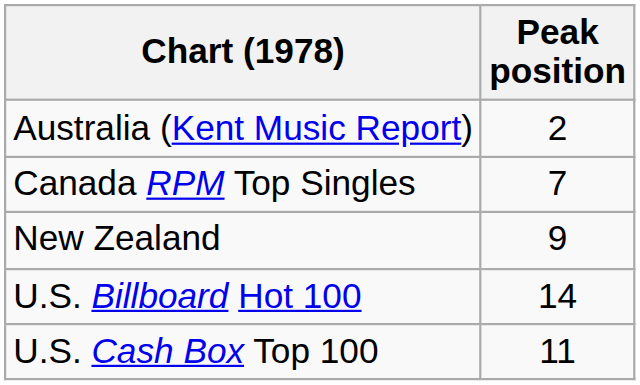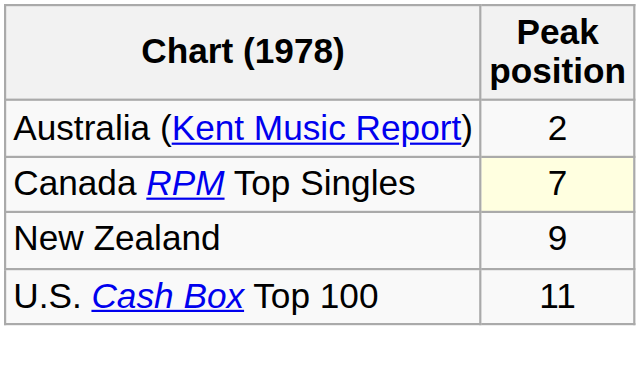(558, 183) no background -> (558, 183) lightyellow background
- row: (187, 295)
